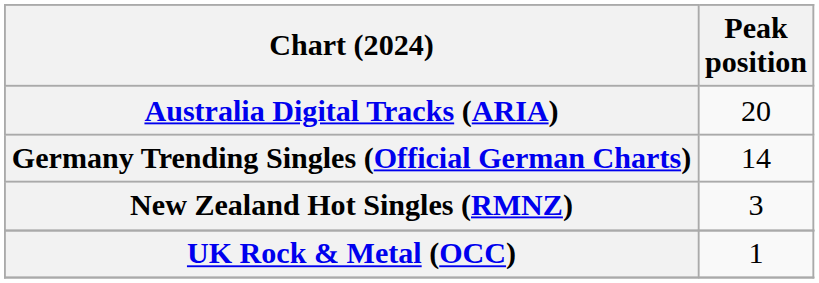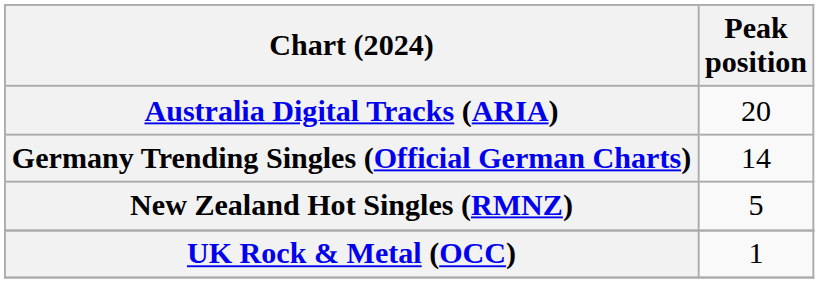(756, 205) 3 -> (756, 205) 5
